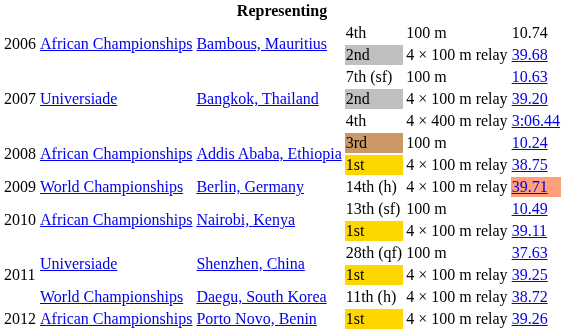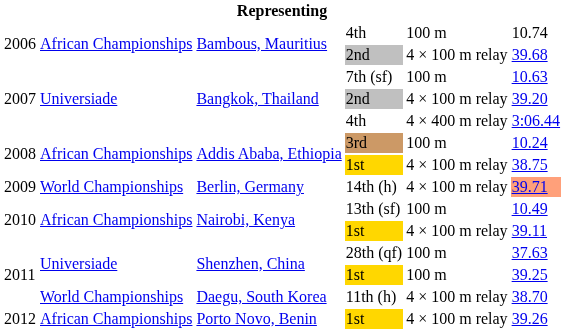(457, 274) 4 × 100 m relay -> (426, 274) 100 m
(530, 296) 38.72 -> (530, 296) 38.70
